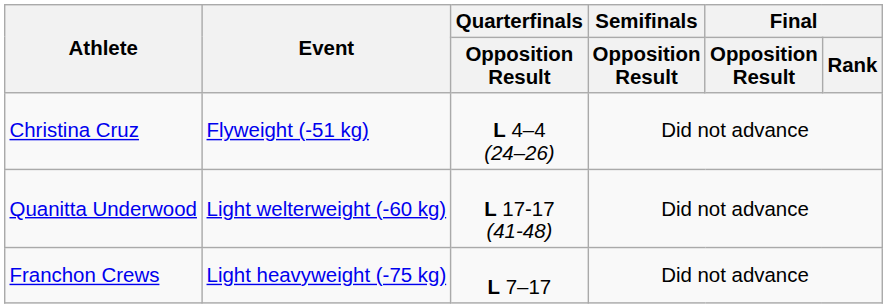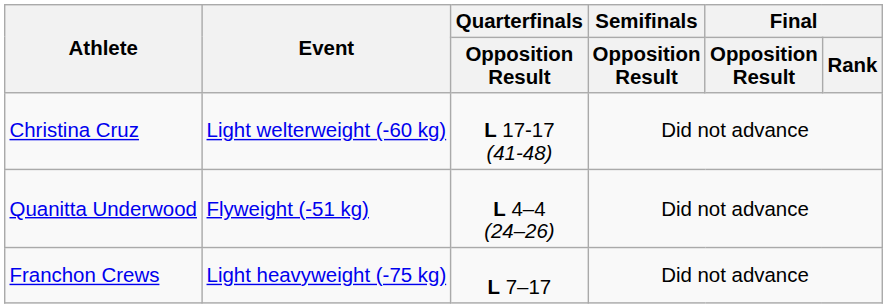(288, 131) Flyweight (-51 kg) -> (326, 131) Light welterweight (-60 kg)
(519, 143) L 4–4 (24–26) -> (519, 143) L 17-17 (41-48)
(326, 209) Light welterweight (-60 kg) -> (288, 209) Flyweight (-51 kg)
(519, 220) L 17-17 (41-48) -> (519, 220) L 4–4 (24–26)
